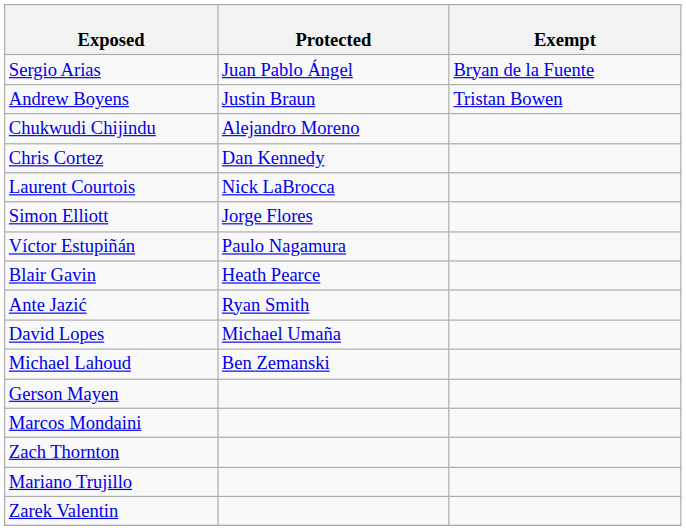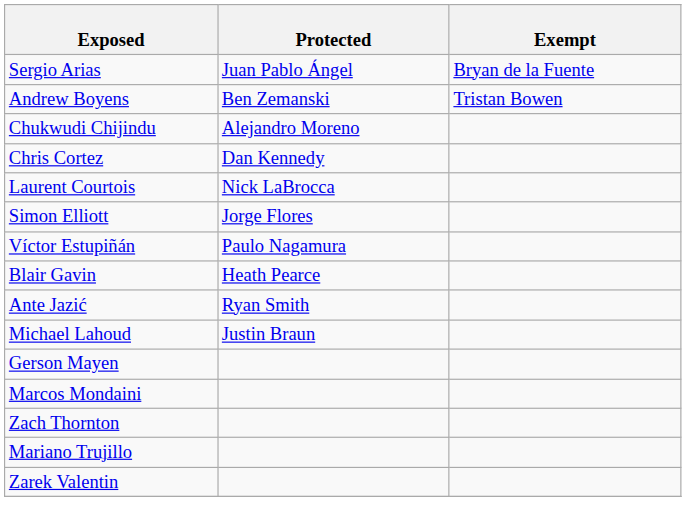(269, 98) Justin Braun -> (276, 98) Ben Zemanski
- row: (57, 334)
(276, 363) Ben Zemanski -> (269, 334) Justin Braun
